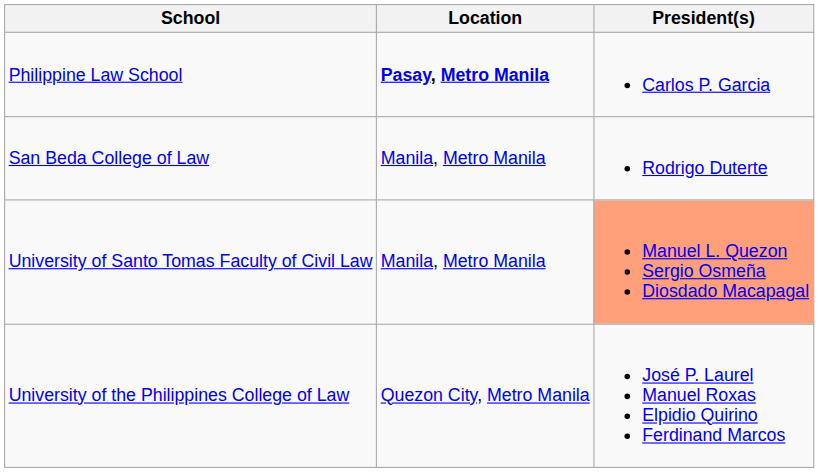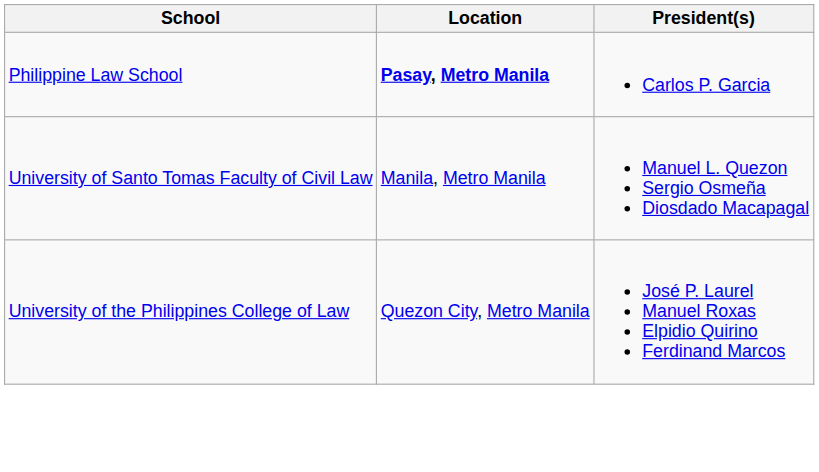- row: (109, 158)
(703, 272) lightsalmon background -> (703, 188) no background
